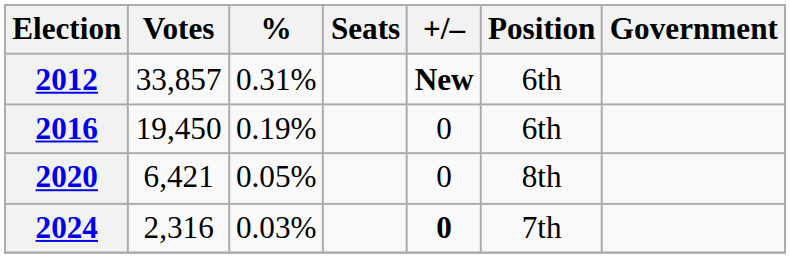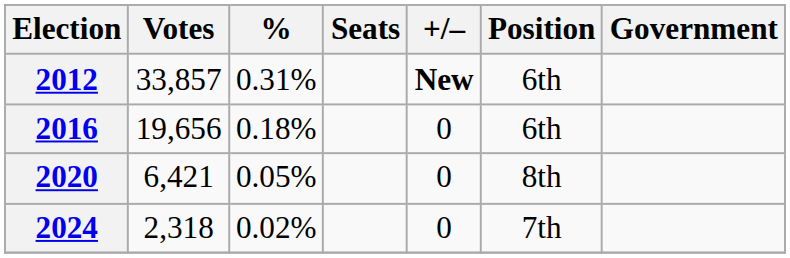(179, 128) 19,450 -> (179, 128) 19,656
(276, 128) 0.19% -> (276, 128) 0.18%
(179, 227) 2,316 -> (179, 227) 2,318
(276, 227) 0.03% -> (276, 227) 0.02%
(444, 227) bold -> (444, 227) normal
